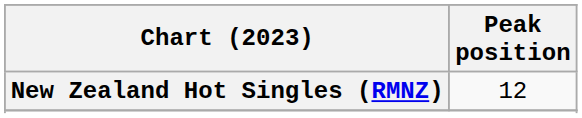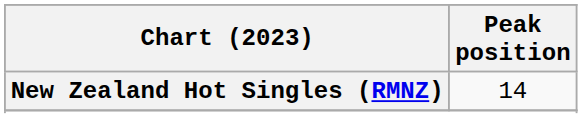(513, 91) 12 -> (513, 91) 14
